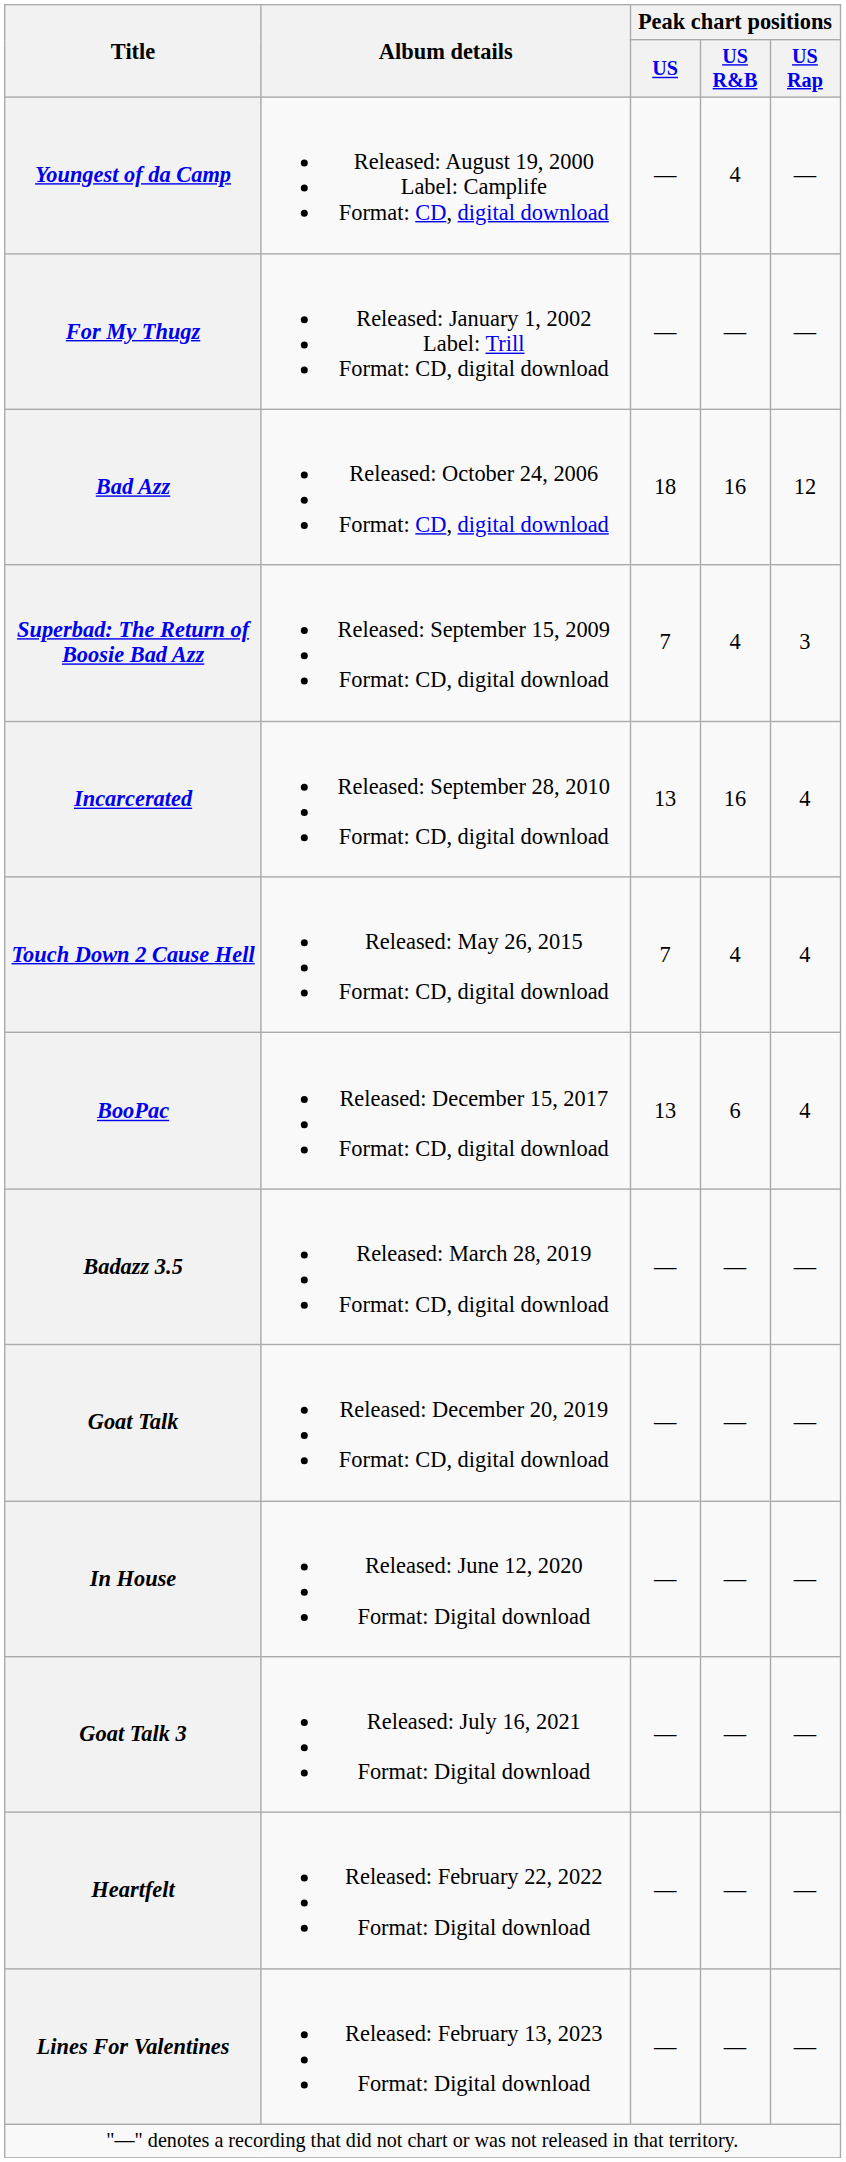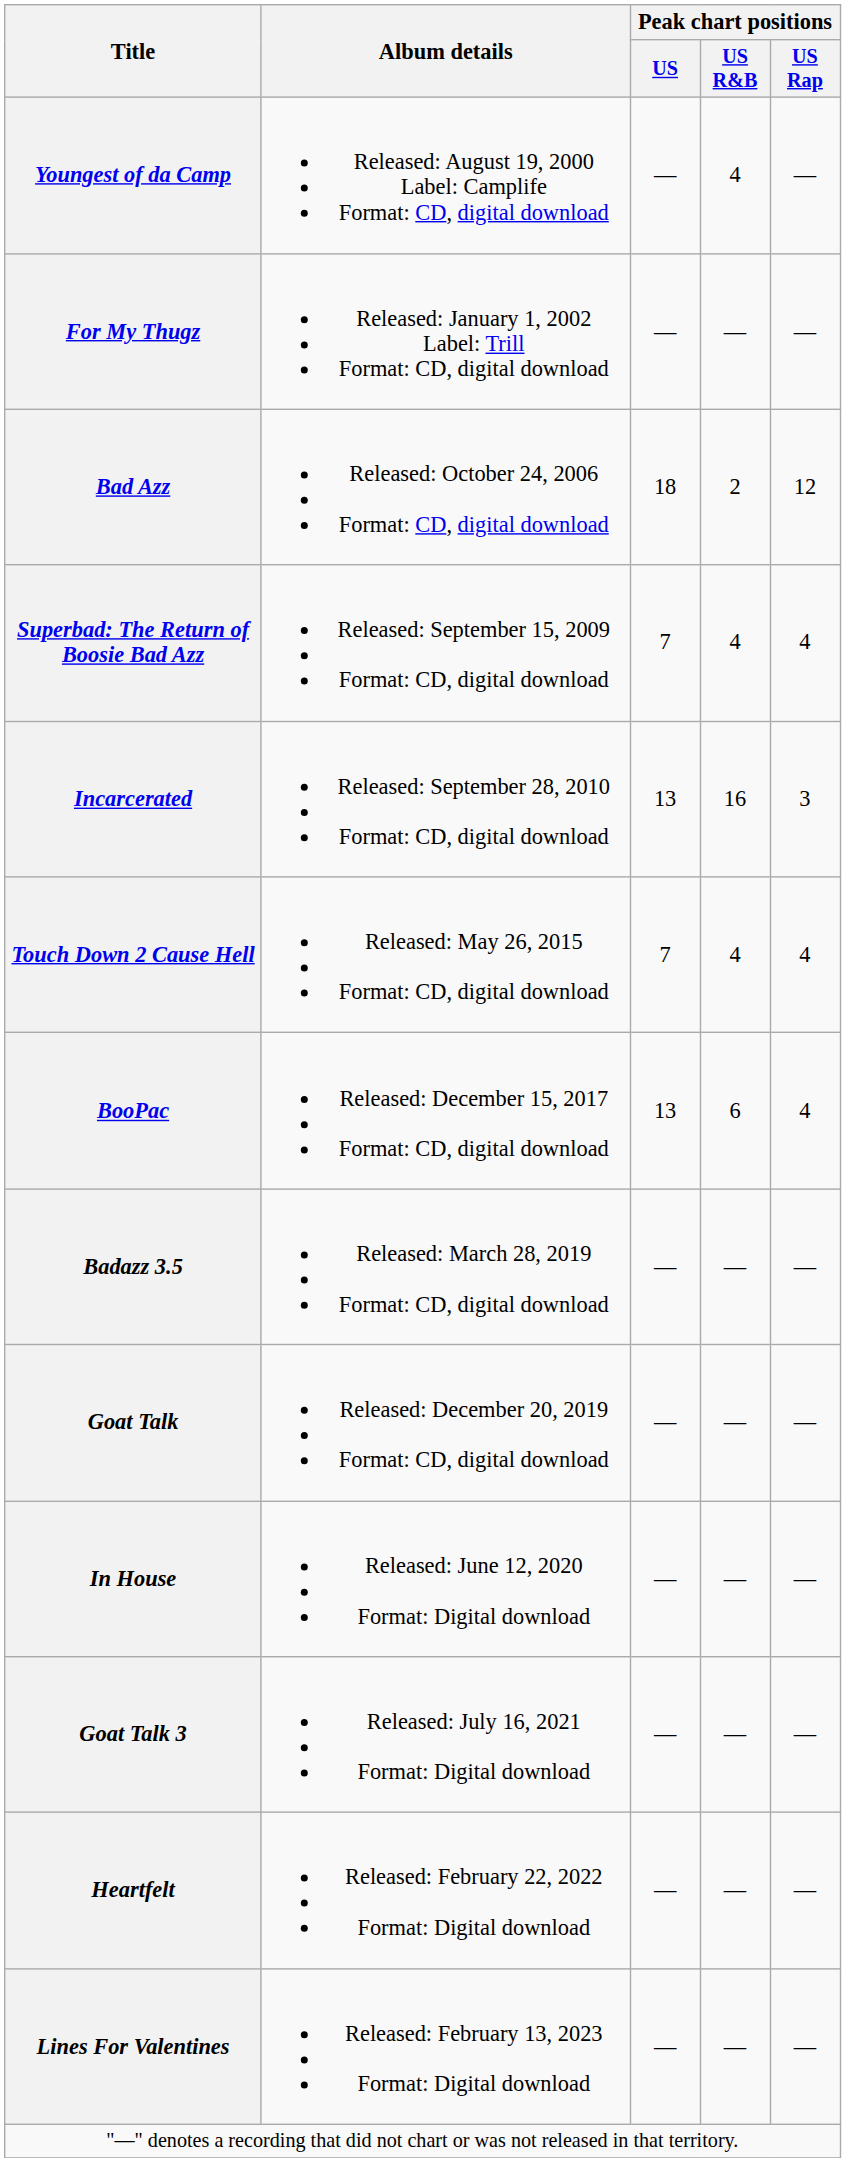(735, 486) 16 -> (735, 486) 2
(805, 642) 3 -> (805, 642) 4
(805, 798) 4 -> (805, 798) 3
